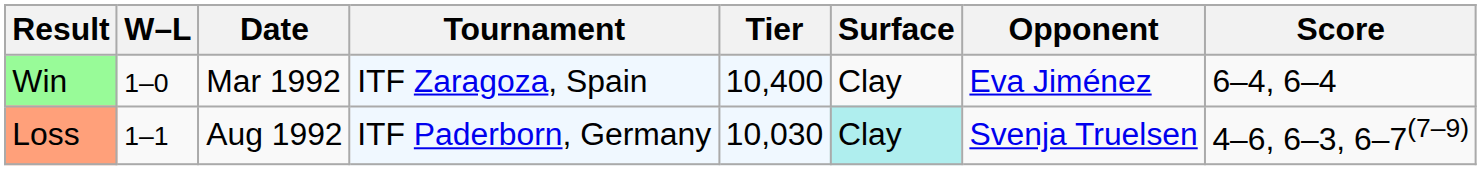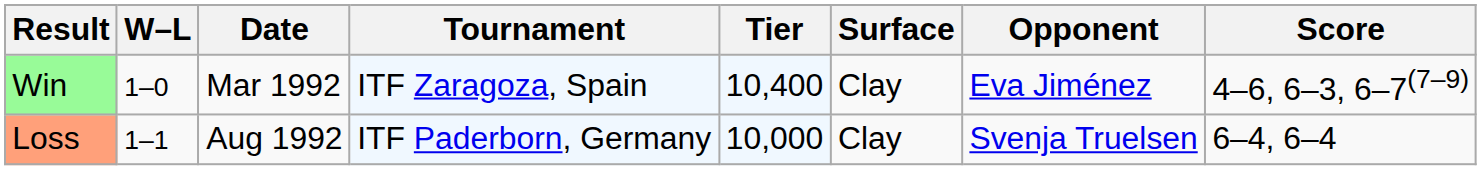(1274, 80) 6–4, 6–4 -> (1341, 84) 4–6, 6–3, 6–7(7–9)
(775, 135) 10,030 -> (775, 139) 10,000
(870, 135) paleturquoise background -> (870, 139) no background
(1341, 135) 4–6, 6–3, 6–7(7–9) -> (1274, 139) 6–4, 6–4
